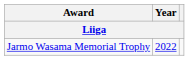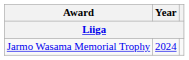(166, 47) 2022 -> (166, 47) 2024
